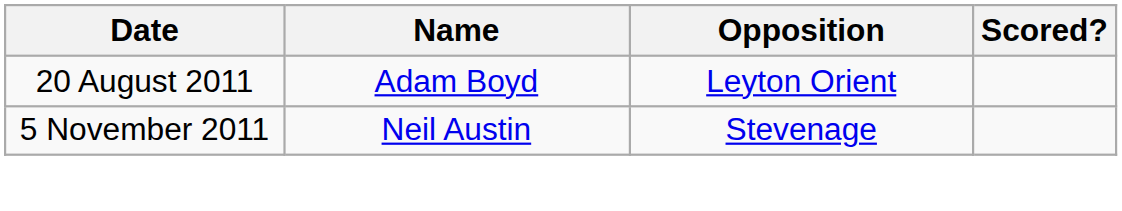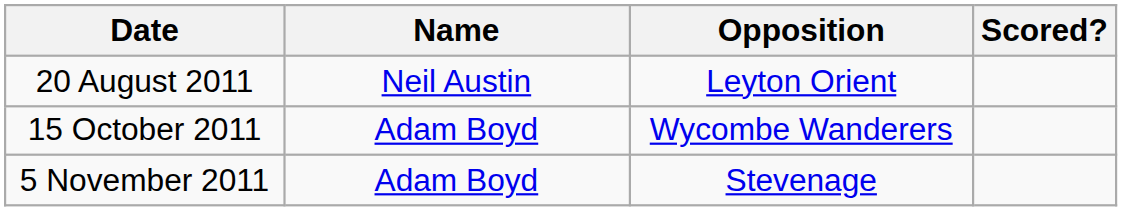(456, 81) Adam Boyd -> (456, 81) Neil Austin
+ row: (145, 131)
(456, 131) Neil Austin -> (456, 181) Adam Boyd
